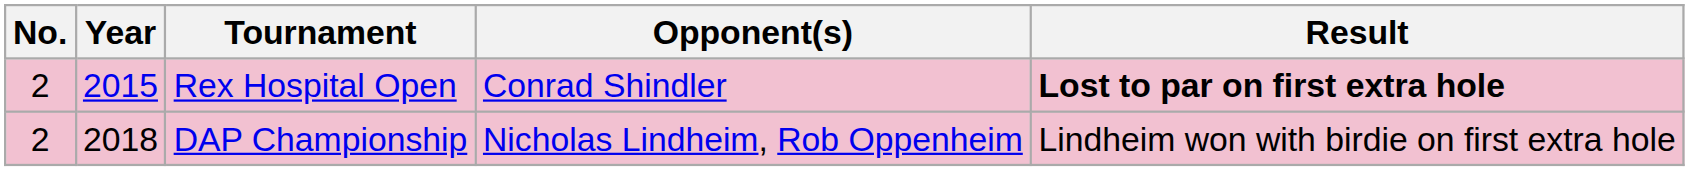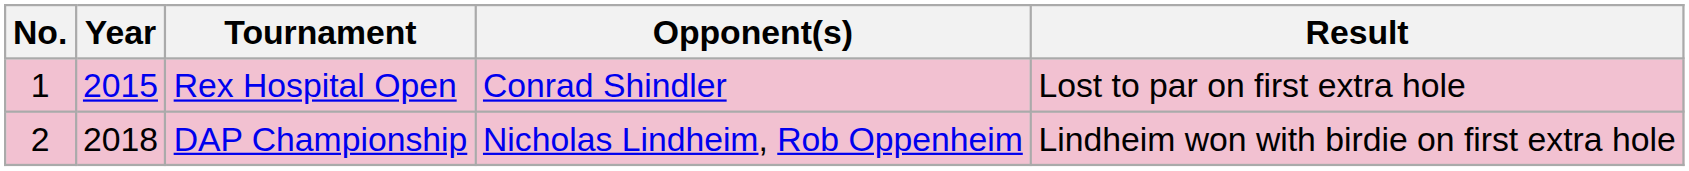(40, 85) 2 -> (40, 85) 1
(1272, 85) bold -> (1252, 85) normal
